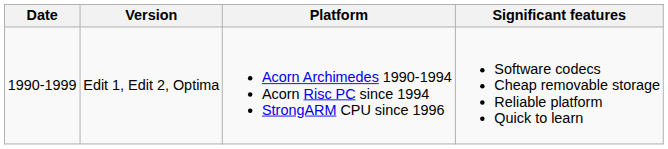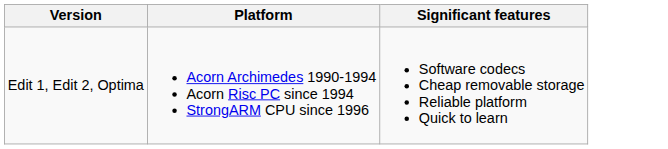- column: (42, 15)
